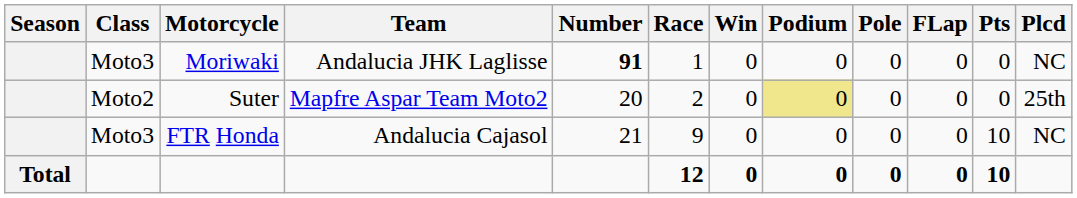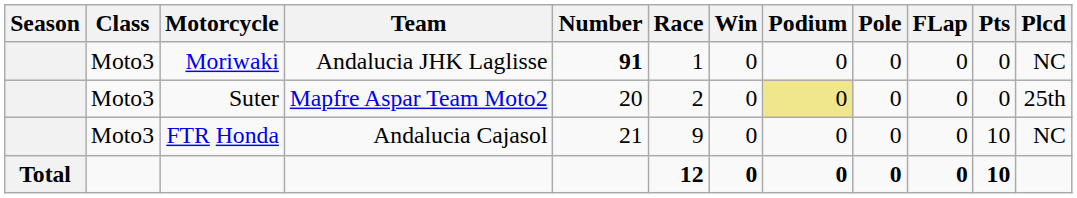(122, 98) Moto2 -> (122, 98) Moto3
